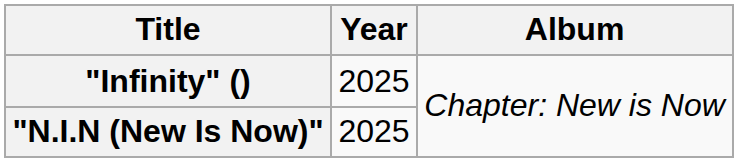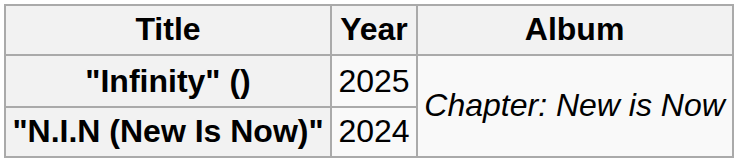(374, 131) 2025 -> (374, 131) 2024
